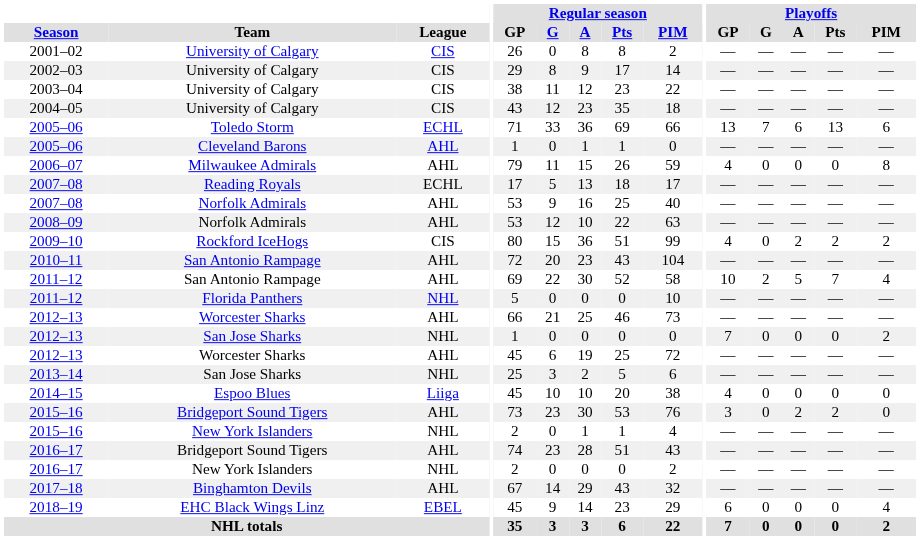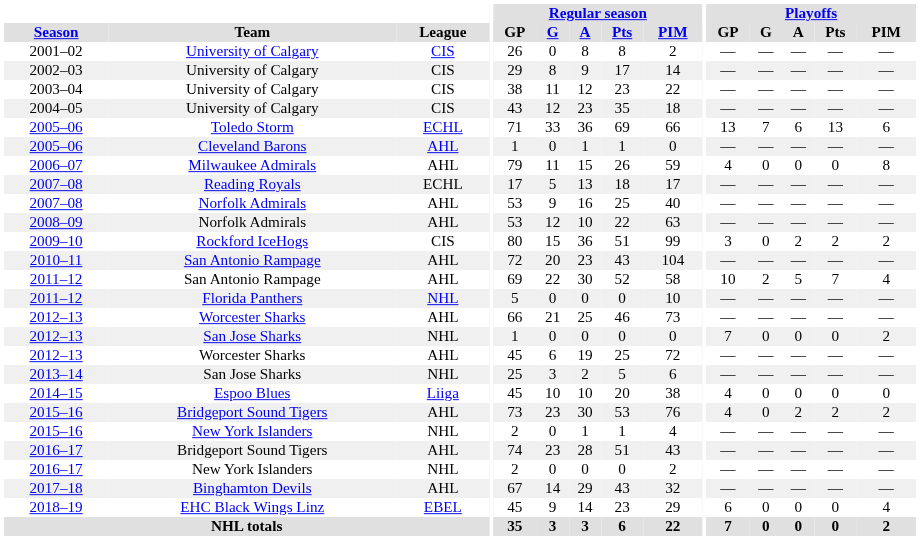(728, 241) 4 -> (728, 241) 3
(728, 412) 3 -> (728, 412) 4
(886, 412) 0 -> (886, 412) 2
